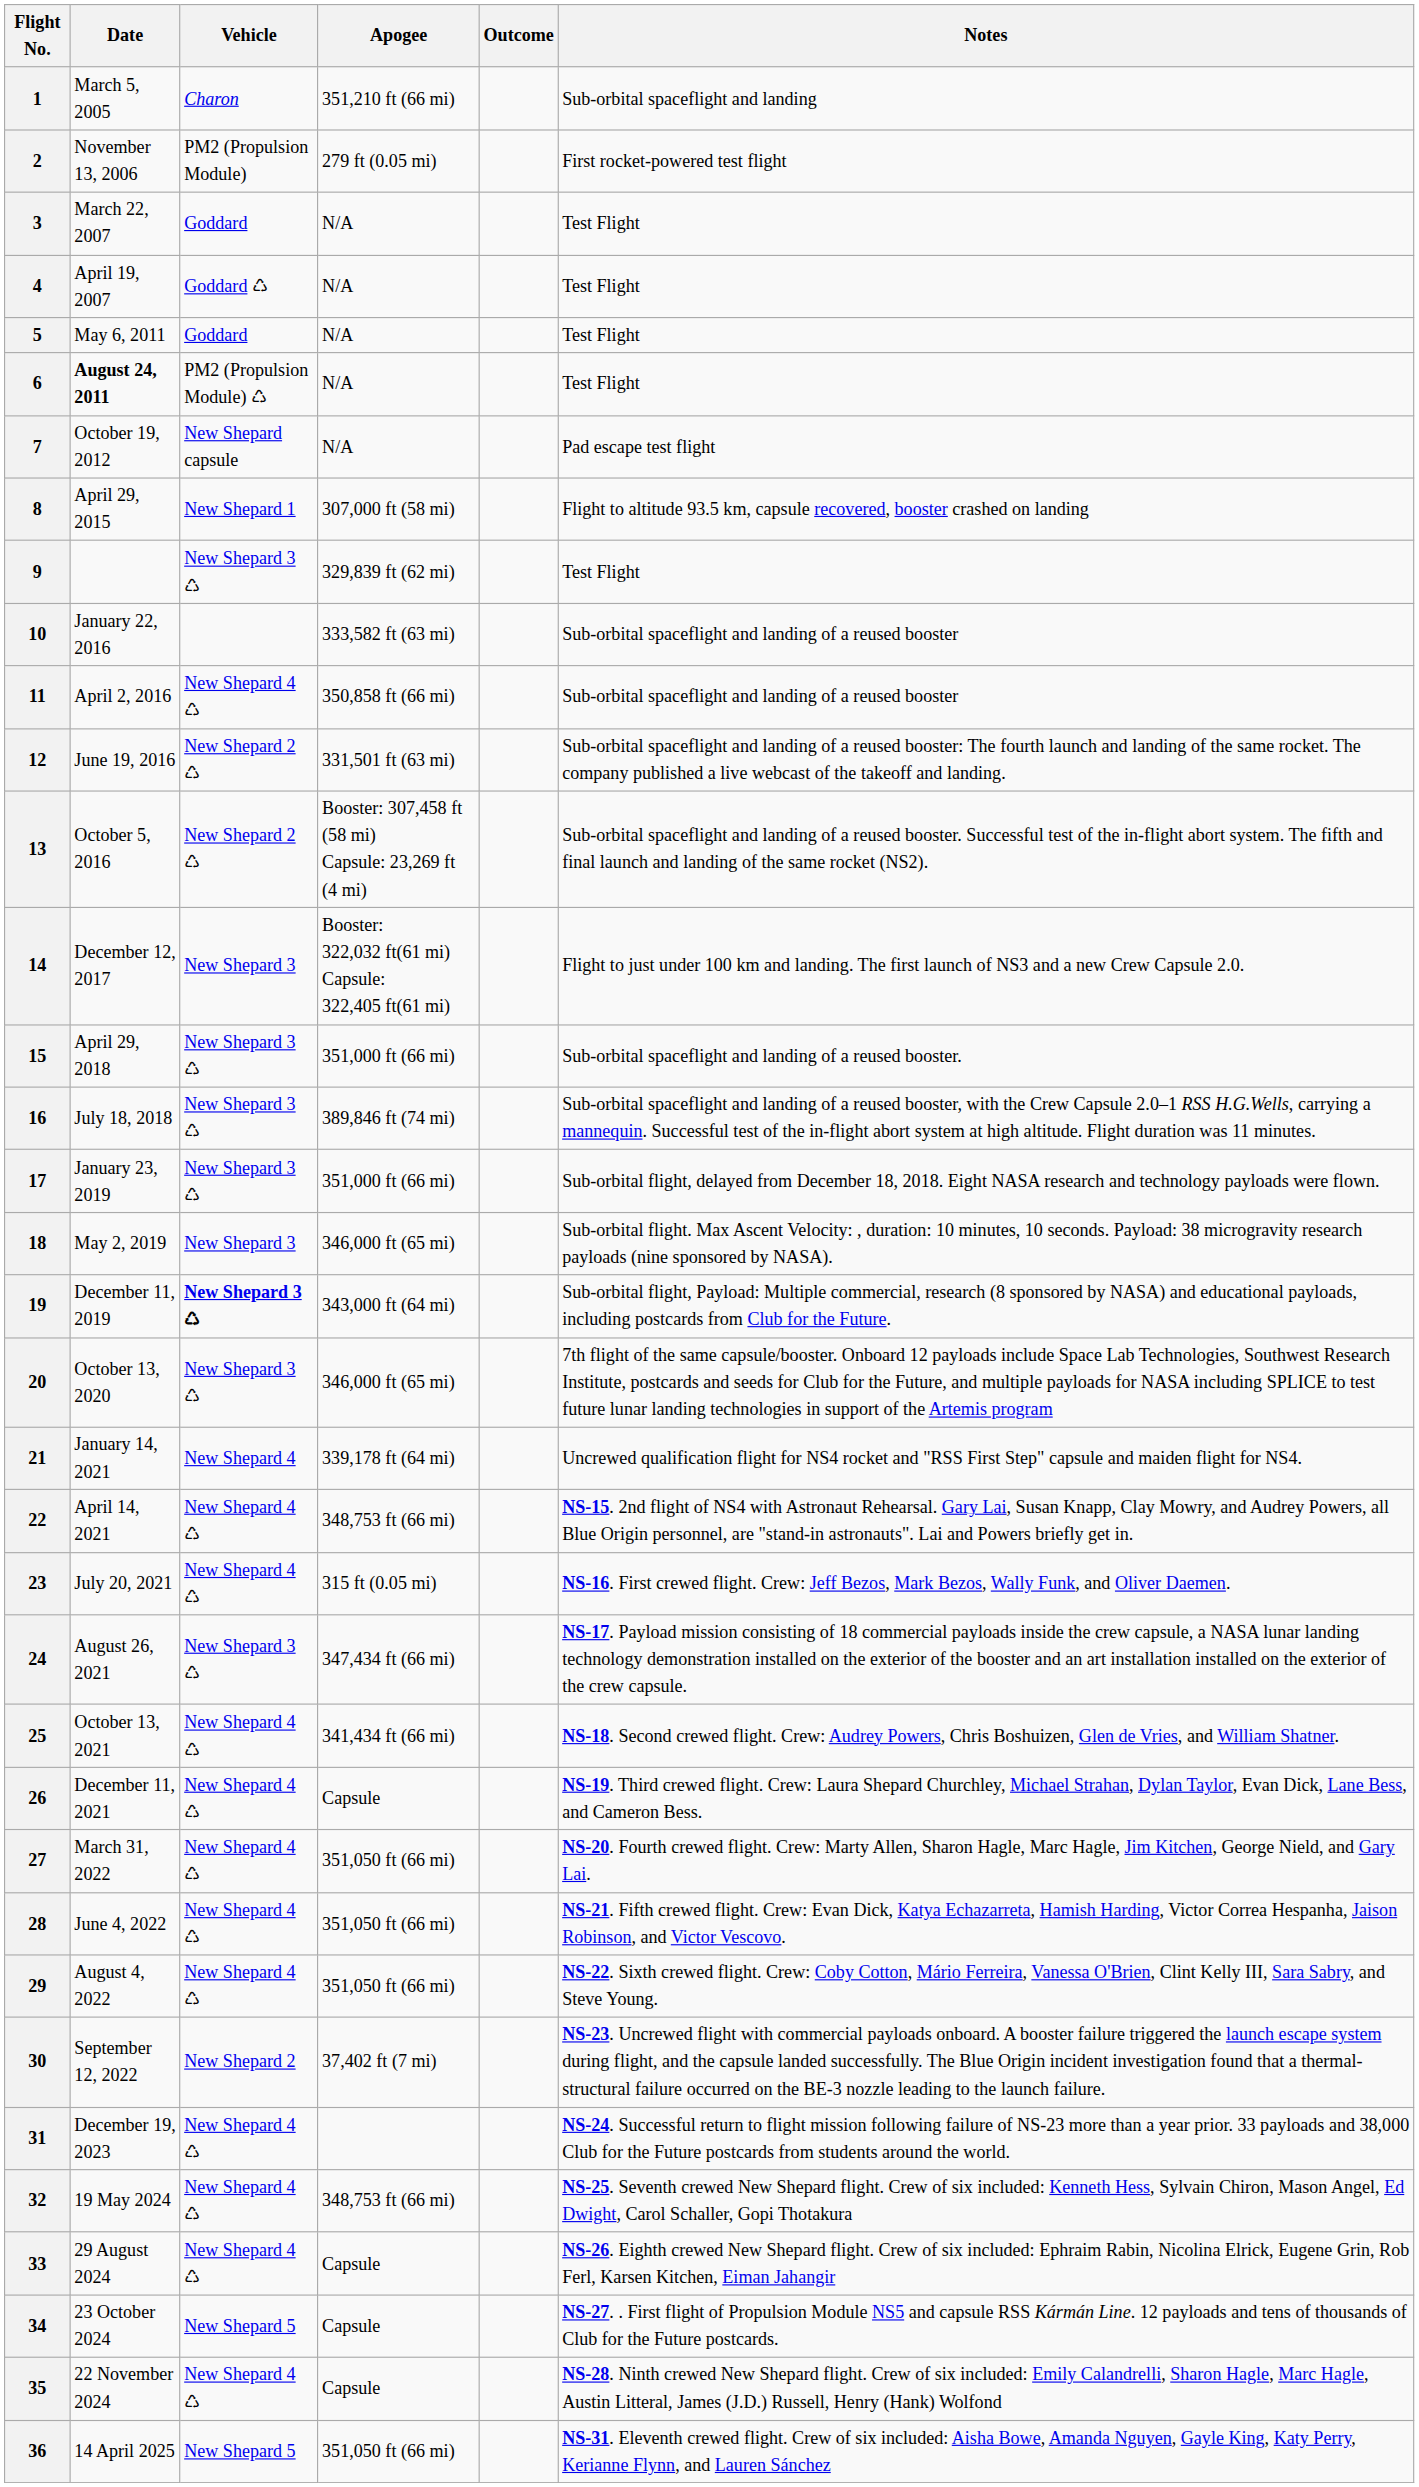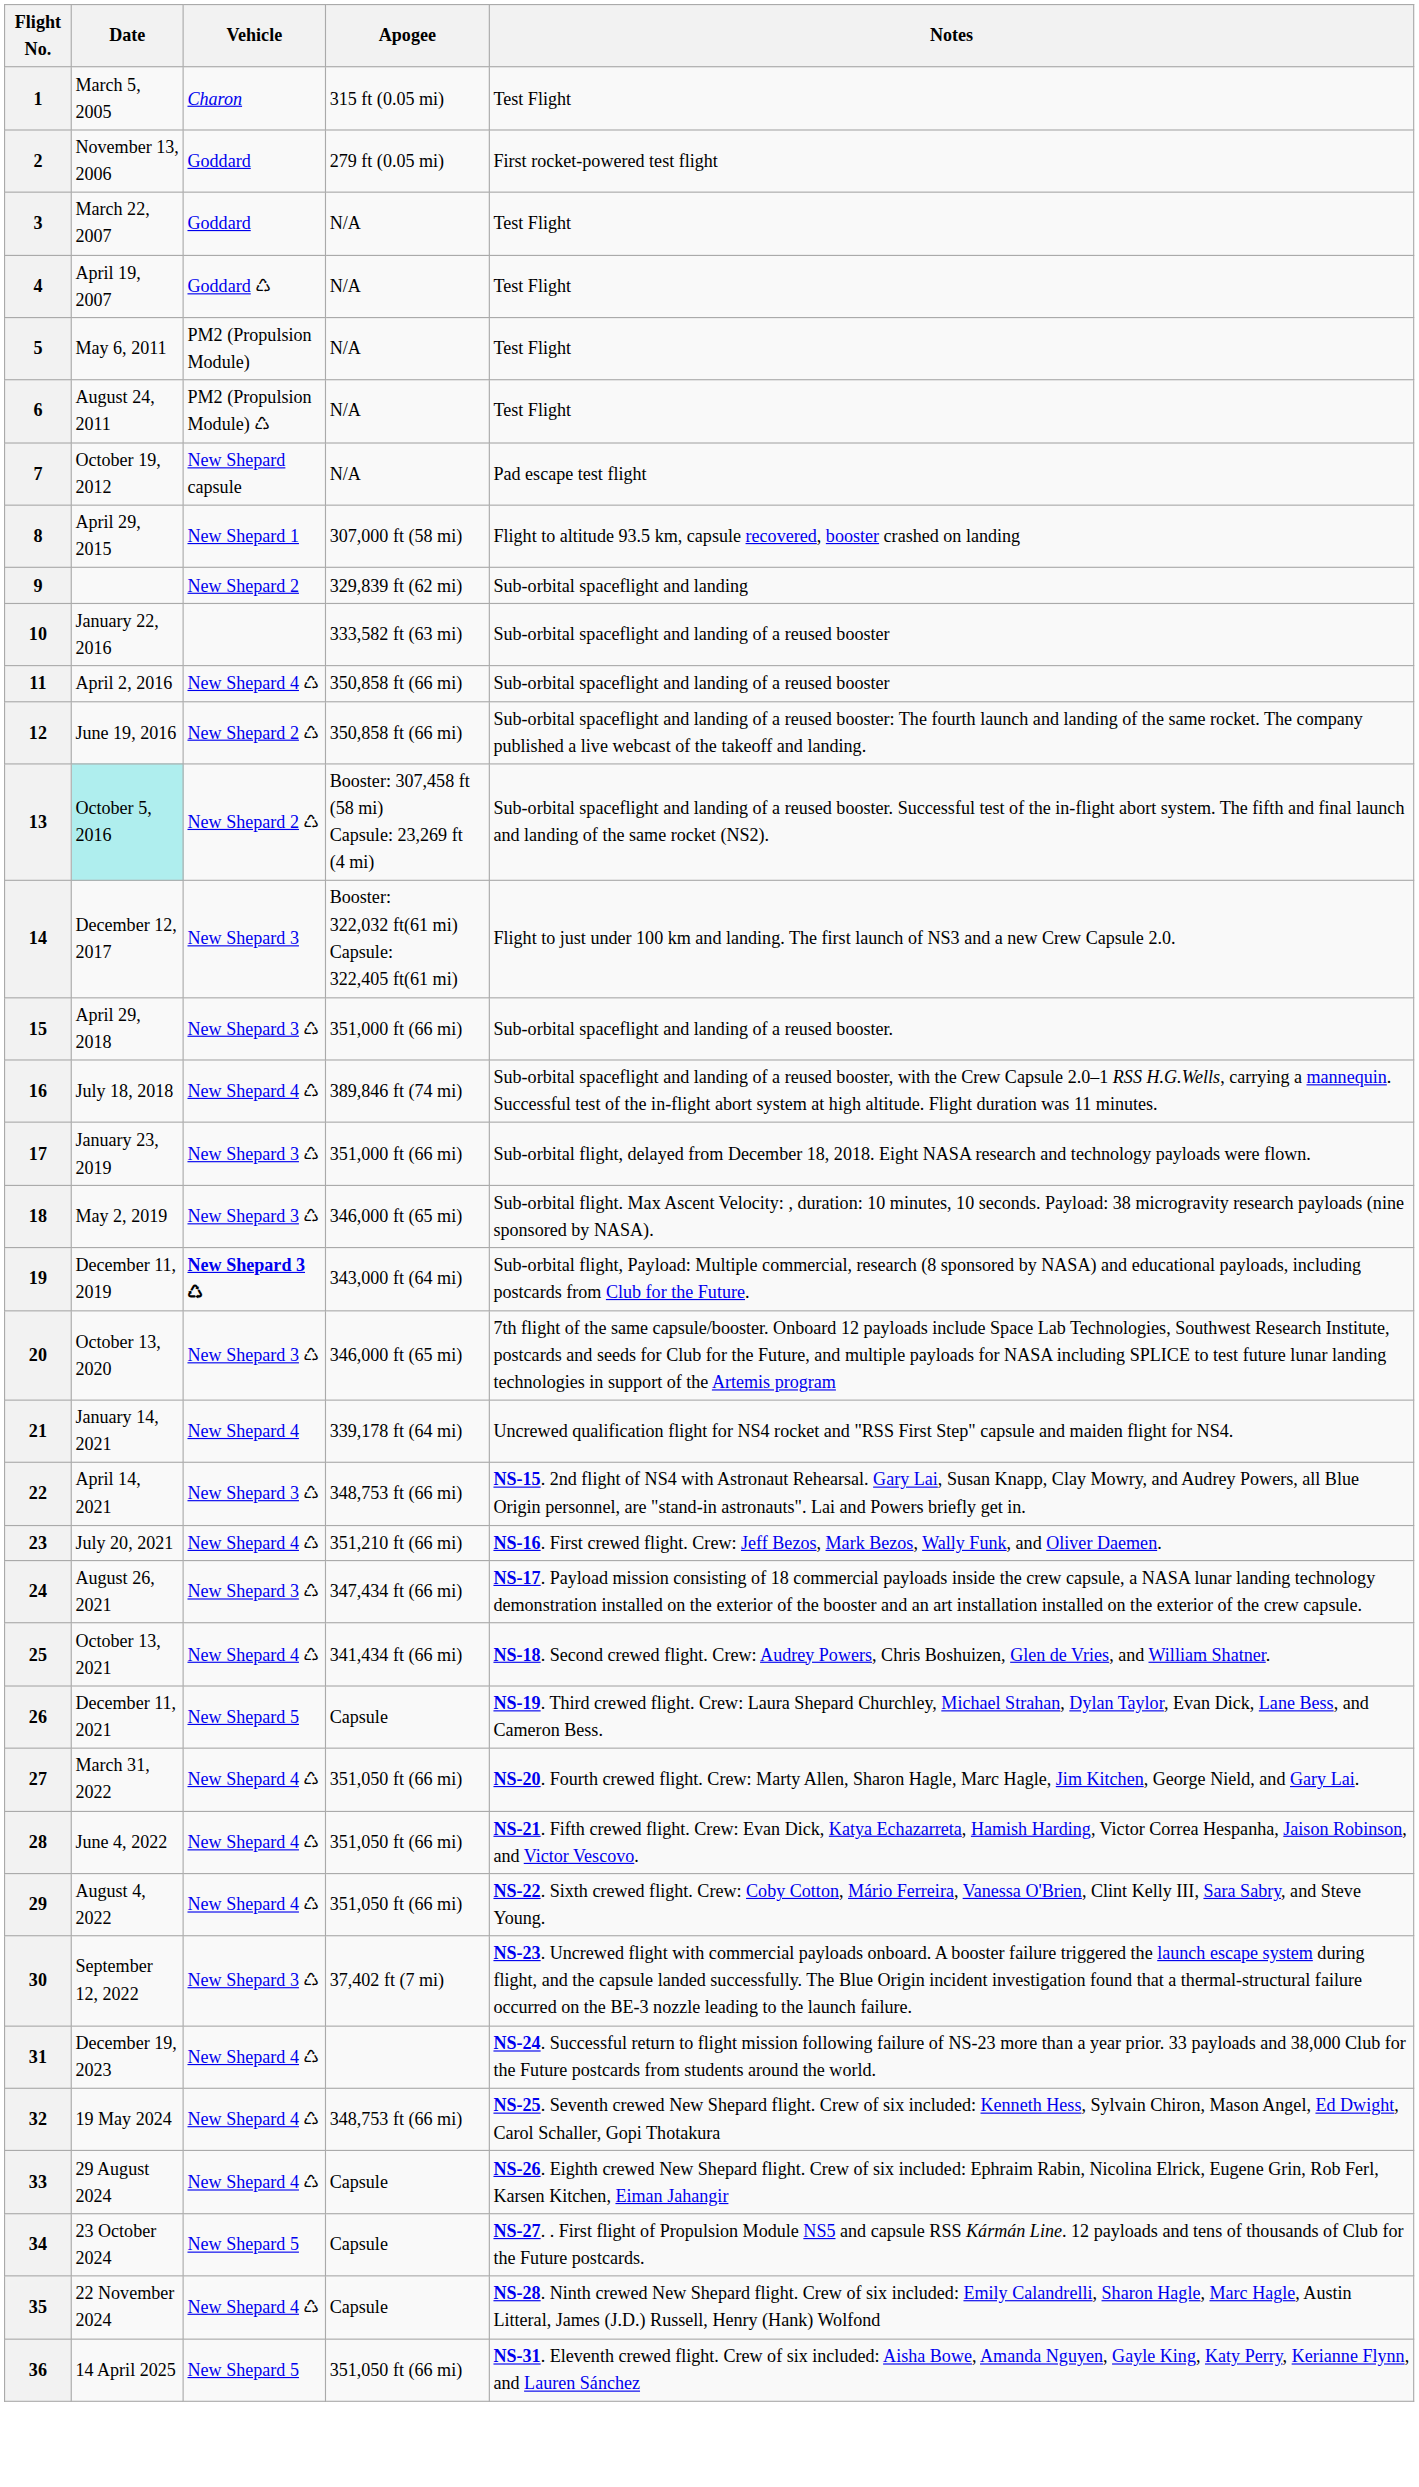- column: (519, 35)
(388, 98) 351,210 ft (66 mi) -> (387, 98) 315 ft (0.05 mi)
(689, 98) Sub-orbital spaceflight and landing -> (532, 98) Test Flight
(246, 160) PM2 (Propulsion Module) -> (219, 160) Goddard
(216, 335) Goddard -> (250, 348) PM2 (Propulsion Module)
(116, 384) bold -> (115, 411) normal
(240, 571) New Shepard 3 ♺ -> (243, 585) New Shepard 2
(601, 571) Test Flight -> (621, 585) Sub-orbital spaceflight and landing
(388, 759) 331,501 ft (63 mi) -> (396, 732) 350,858 ft (66 mi)
(113, 849) no background -> (114, 822) paleturquoise background
(240, 1118) New Shepard 3 ♺ -> (253, 1091) New Shepard 4 ♺
(240, 1243) New Shepard 3 -> (253, 1216) New Shepard 3 ♺
(240, 1520) New Shepard 4 ♺ -> (253, 1493) New Shepard 3 ♺
(379, 1583) 315 ft (0.05 mi) -> (396, 1542) 351,210 ft (66 mi)
(240, 1798) New Shepard 4 ♺ -> (243, 1716) New Shepard 5
(240, 2062) New Shepard 2 -> (253, 1980) New Shepard 3 ♺
